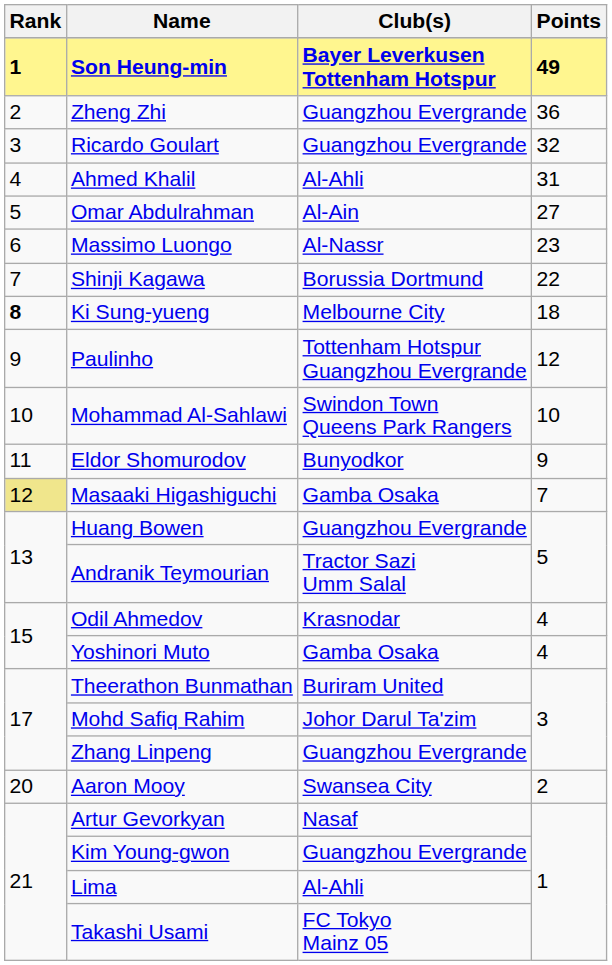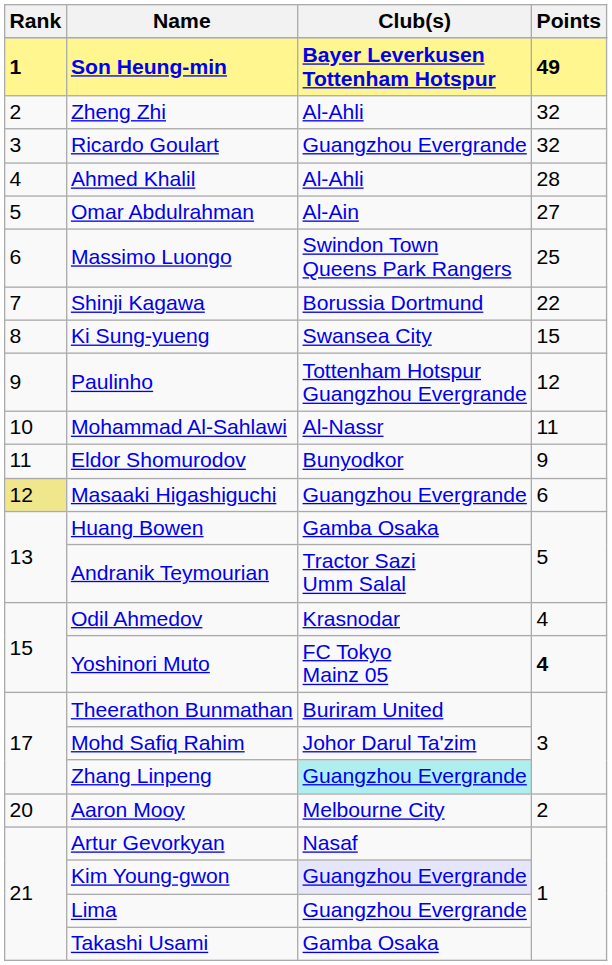(415, 111) Guangzhou Evergrande -> (333, 111) Al-Ahli
(548, 111) 36 -> (548, 111) 32
(548, 178) 31 -> (548, 178) 28
(343, 245) Al-Nassr -> (407, 257) Swindon Town Queens Park Rangers
(548, 245) 23 -> (548, 257) 25
(15, 312) bold -> (15, 336) normal
(374, 312) Melbourne City -> (367, 336) Swansea City
(548, 312) 18 -> (548, 336) 15
(407, 415) Swindon Town Queens Park Rangers -> (343, 427) Al-Nassr
(548, 415) 10 -> (548, 427) 11
(371, 494) Gamba Osaka -> (415, 494) Guangzhou Evergrande
(542, 494) 7 -> (542, 494) 6
(415, 527) Guangzhou Evergrande -> (371, 527) Gamba Osaka
(371, 652) Gamba Osaka -> (347, 664) FC Tokyo Mainz 05
(542, 652) normal -> (542, 664) bold
(415, 752) no background -> (415, 776) paleturquoise background
(367, 786) Swansea City -> (374, 809) Melbourne City
(415, 853) no background -> (415, 876) lavender background
(333, 886) Al-Ahli -> (415, 910) Guangzhou Evergrande
(347, 932) FC Tokyo Mainz 05 -> (371, 943) Gamba Osaka
